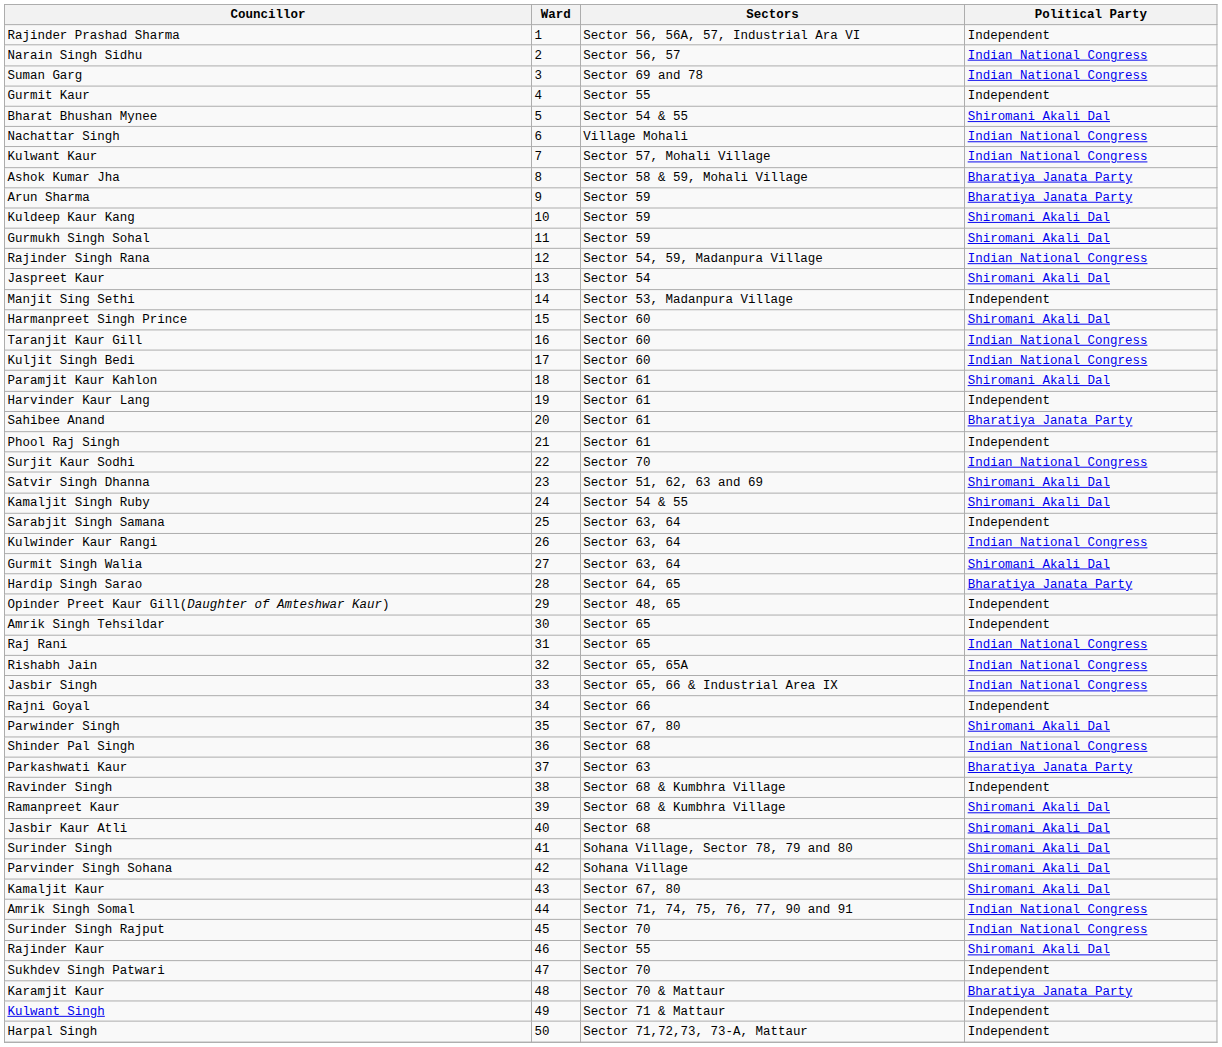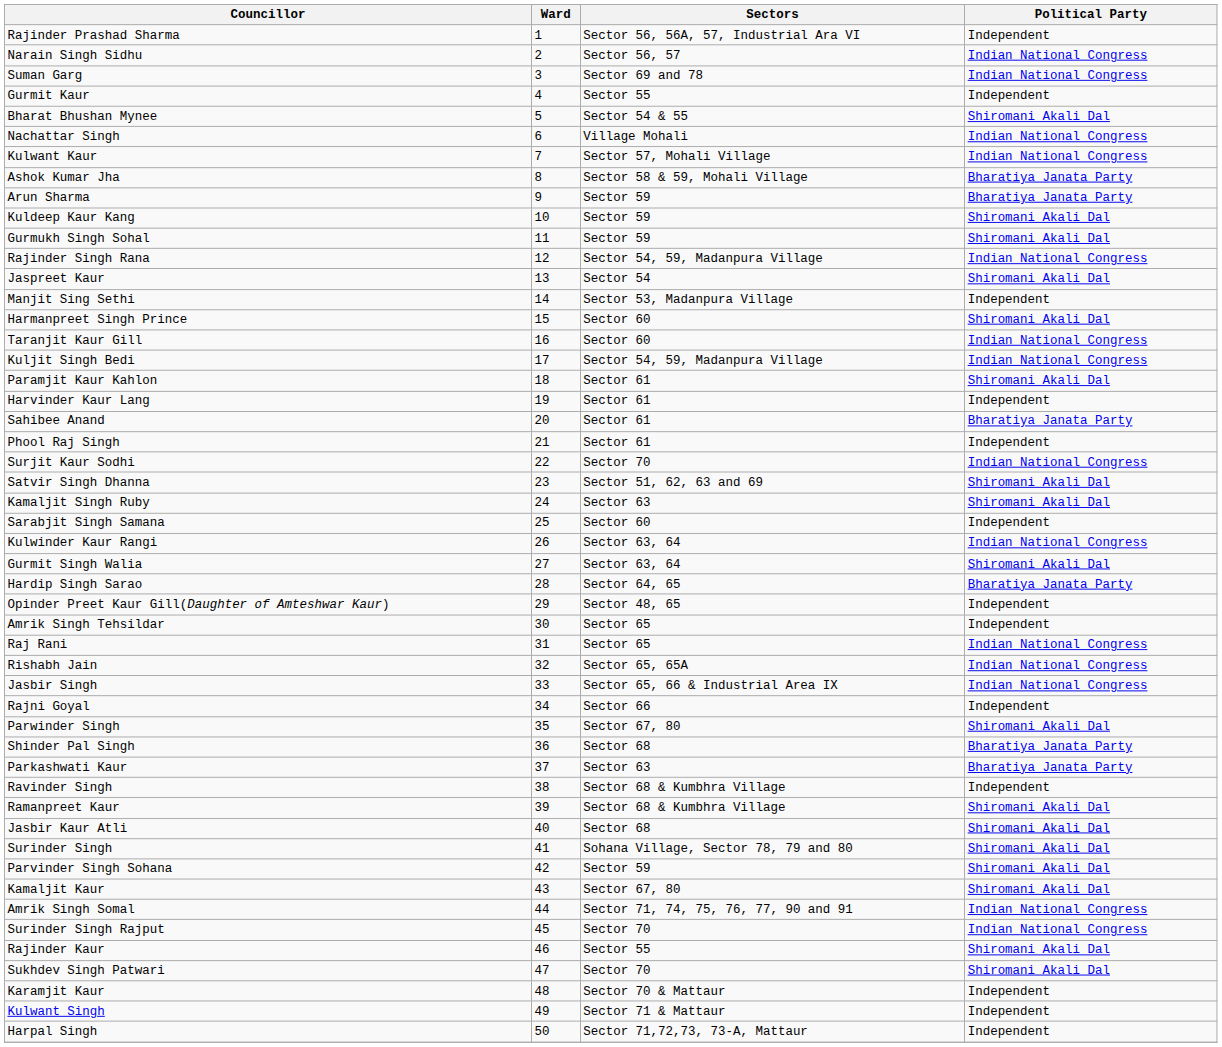(617, 360) Sector 60 -> (703, 360) Sector 54, 59, Madanpura Village
(636, 503) Sector 54 & 55 -> (617, 503) Sector 63
(632, 523) Sector 63, 64 -> (617, 523) Sector 60
(1058, 747) Indian National Congress -> (1050, 747) Bharatiya Janata Party
(636, 869) Sohana Village -> (617, 869) Sector 59
(1009, 971) Independent -> (1039, 971) Shiromani Akali Dal
(1050, 991) Bharatiya Janata Party -> (1009, 991) Independent
